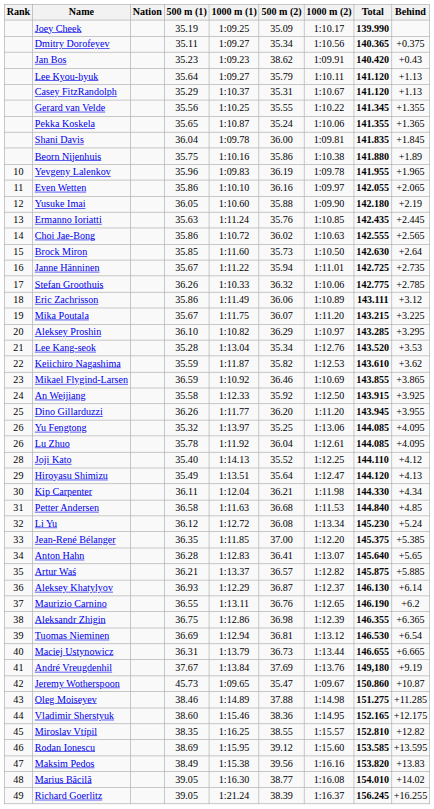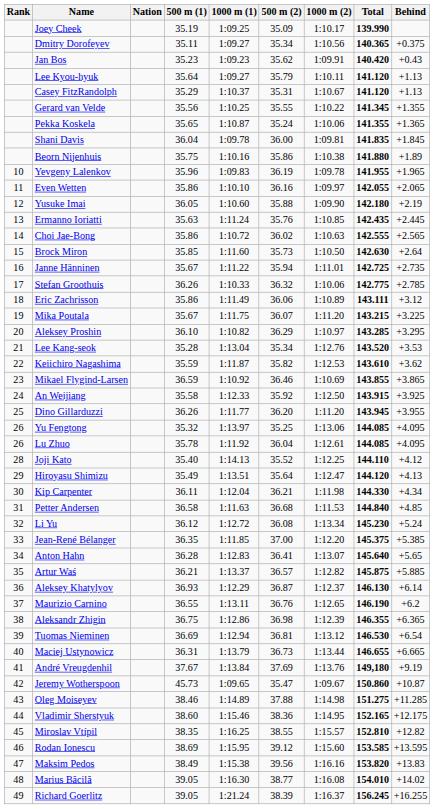(282, 60) 38.62 -> (282, 60) 35.62
